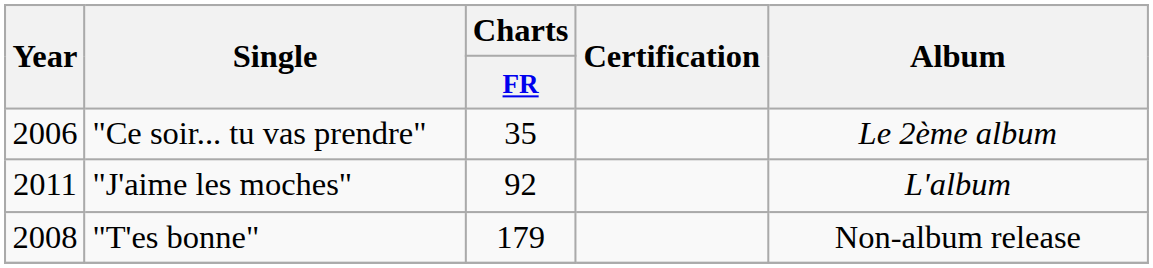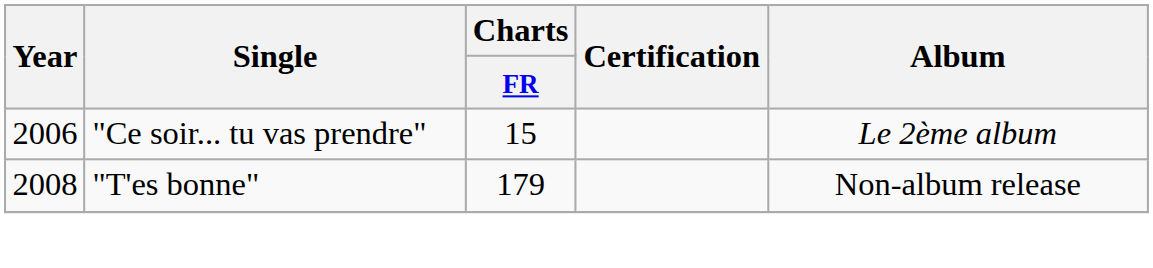(521, 133) 35 -> (521, 133) 15
- row: (222, 184)
